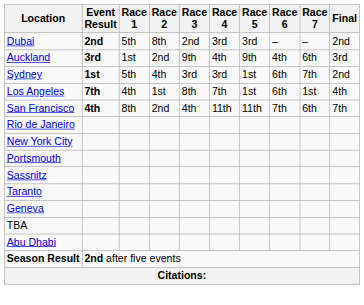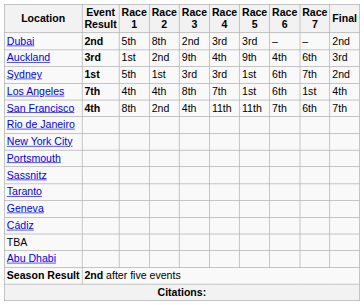(159, 74) 4th -> (159, 74) 1st
(159, 91) 1st -> (159, 91) 4th
+ row: (20, 225)
